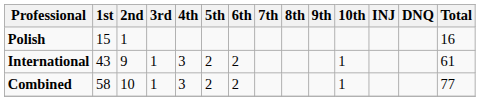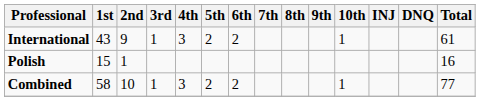rows swapped: (27, 38) <-> (49, 61)
